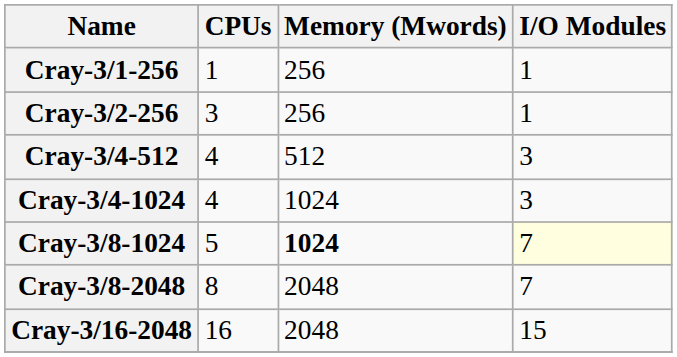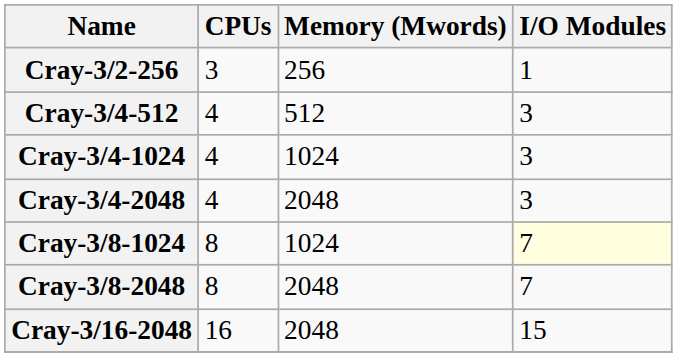- row: (102, 69)
+ row: (102, 199)
(211, 243) 5 -> (211, 243) 8
(311, 243) bold -> (311, 243) normal
